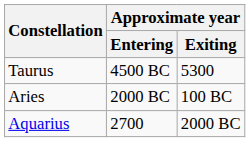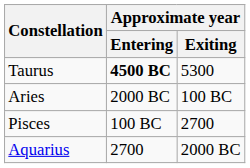(140, 70) normal -> (141, 70) bold
+ row: (29, 123)
